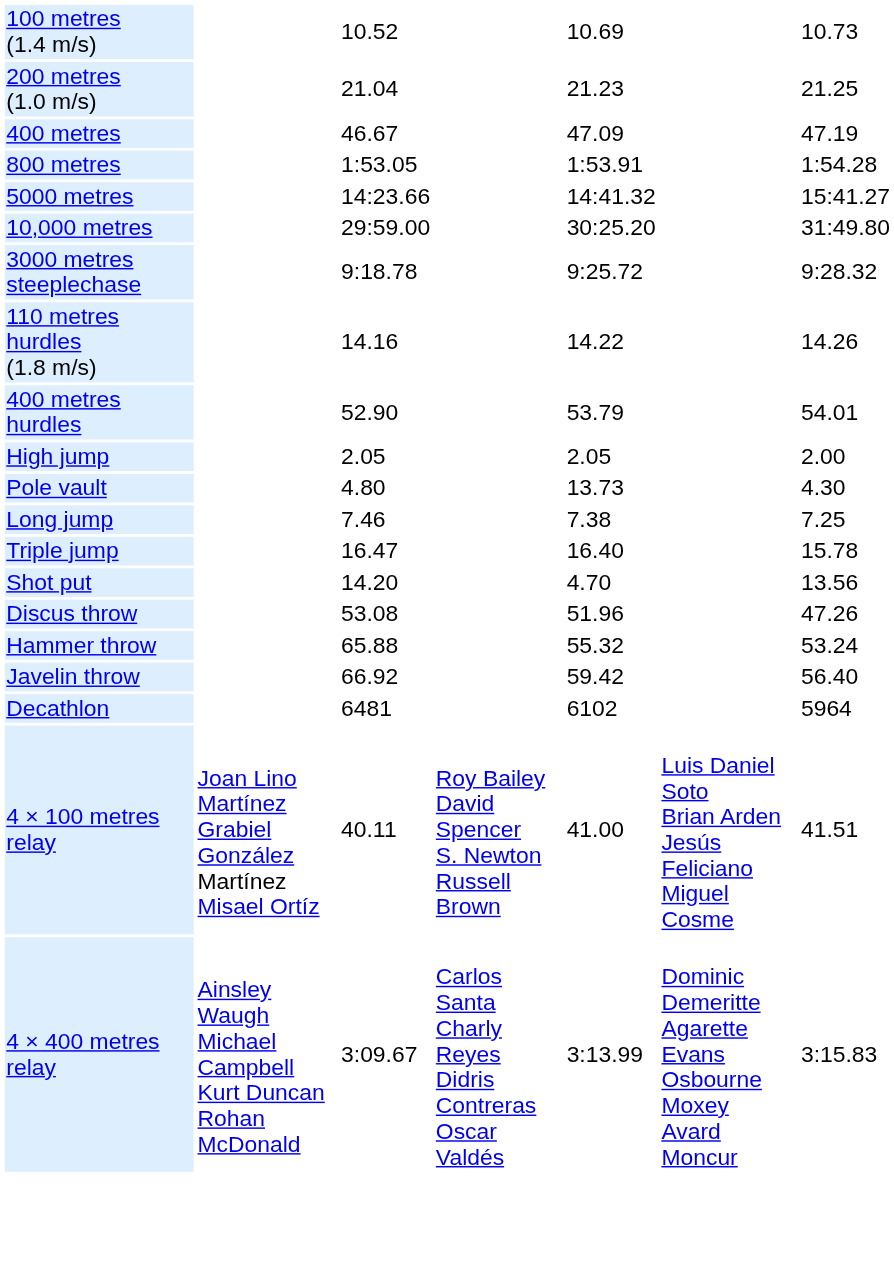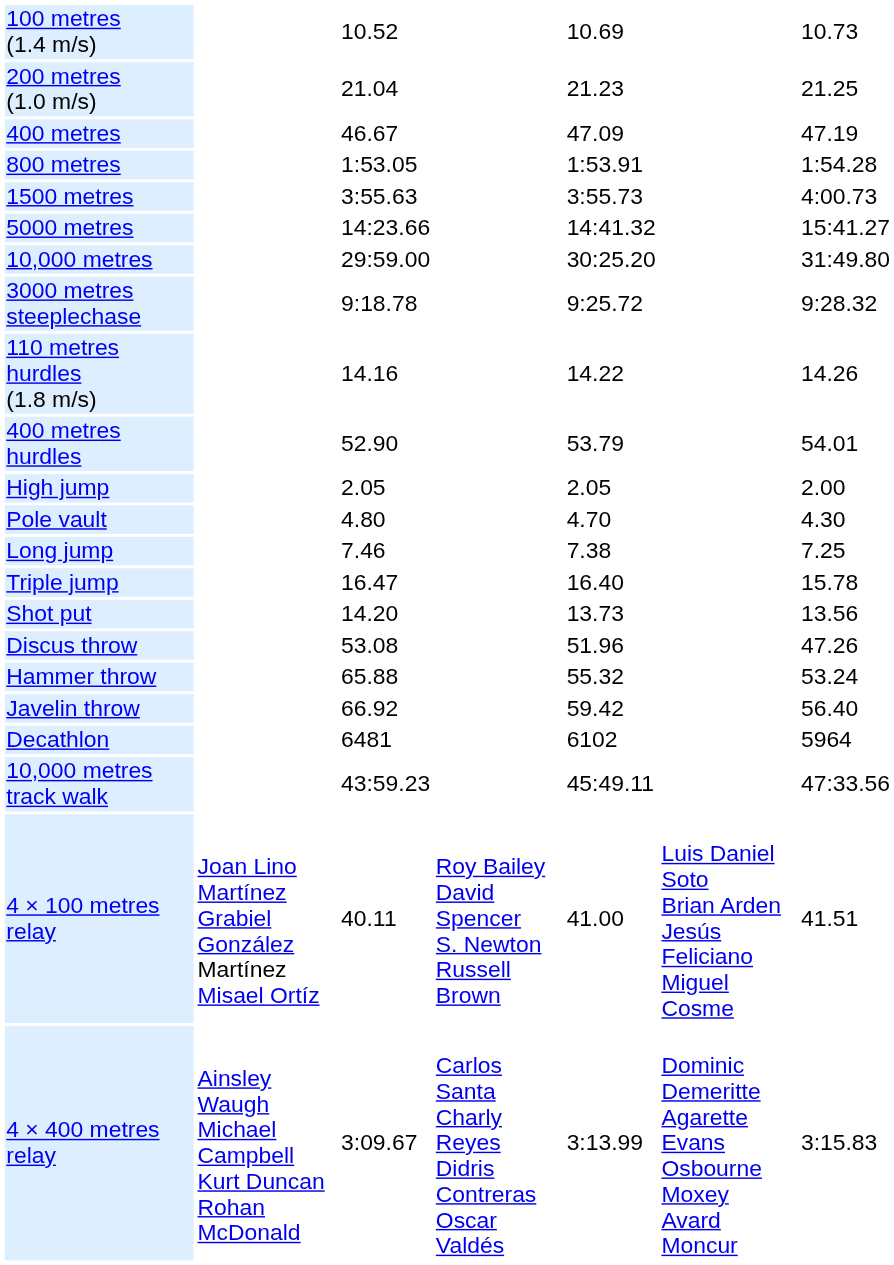+ row: (70, 196)
(595, 487) 13.73 -> (589, 519) 4.70
(589, 582) 4.70 -> (595, 613) 13.73
+ row: (79, 783)
